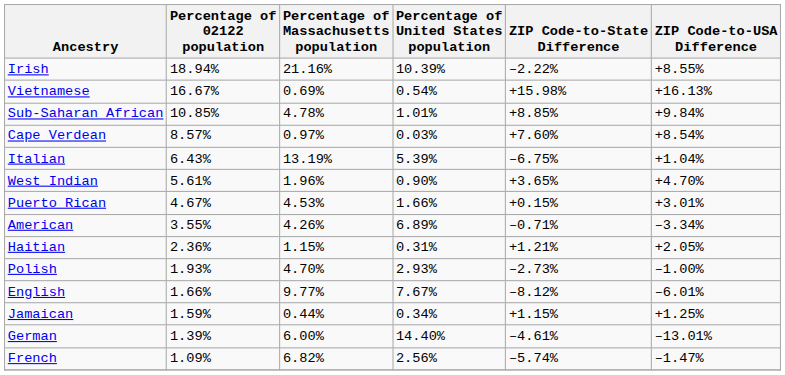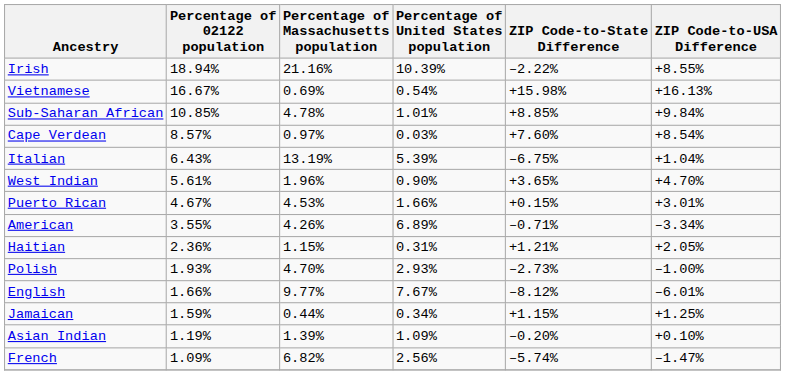- row: (32, 336)
+ row: (57, 336)
